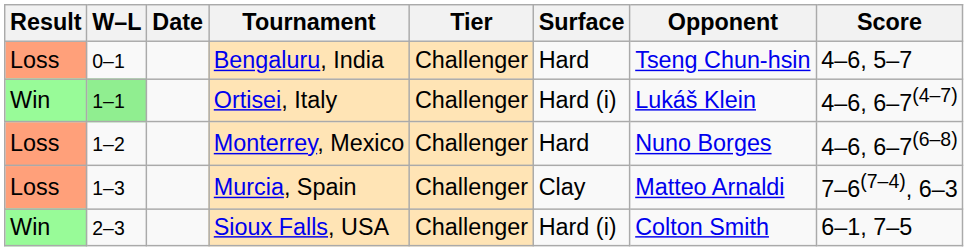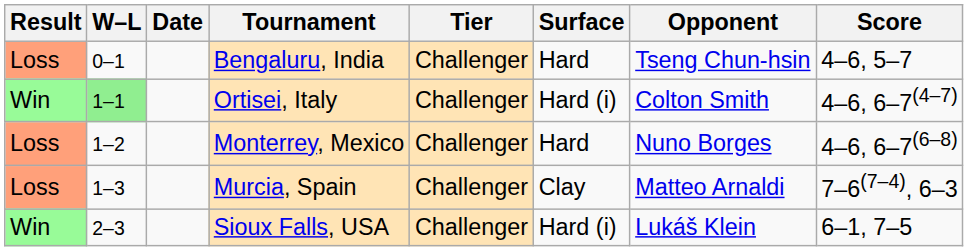(696, 100) Lukáš Klein -> (702, 100) Colton Smith
(702, 227) Colton Smith -> (696, 227) Lukáš Klein
